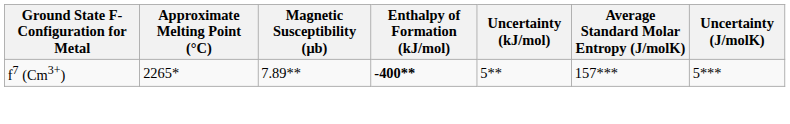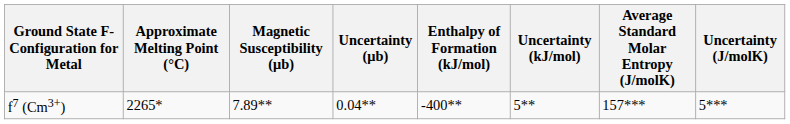+ column: (375, 48)
(395, 73) bold -> (441, 105) normal
